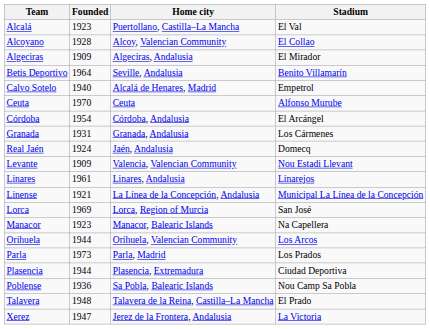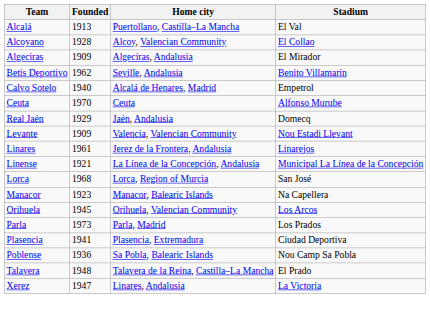(82, 27) 1923 -> (82, 27) 1913
(82, 73) 1964 -> (82, 73) 1962
- row: (23, 118)
- row: (23, 133)
(82, 149) 1924 -> (82, 118) 1929
(149, 179) Linares, Andalusia -> (172, 149) Jerez de la Frontera, Andalusia
(82, 210) 1969 -> (82, 179) 1968
(82, 240) 1944 -> (82, 210) 1945
(82, 270) 1944 -> (82, 240) 1941
(172, 316) Jerez de la Frontera, Andalusia -> (149, 286) Linares, Andalusia
